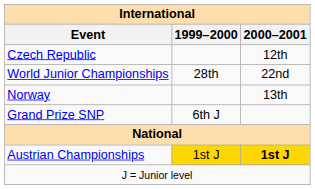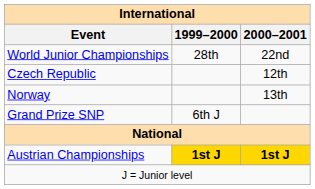rows swapped: (88, 74) <-> (52, 54)
(206, 154) normal -> (206, 154) bold
